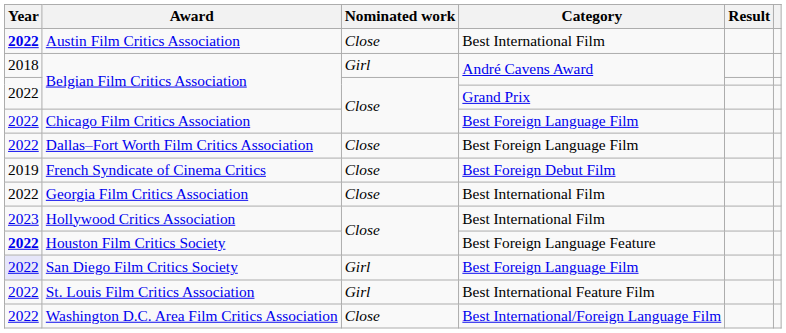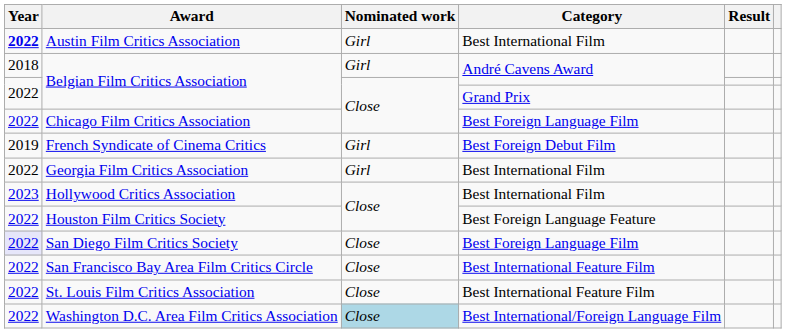(362, 41) Close -> (358, 41) Girl
- row: (179, 145)
(362, 169) Close -> (358, 145) Girl
(362, 194) Close -> (358, 169) Girl
(23, 242) bold -> (23, 218) normal
(358, 267) Girl -> (362, 242) Close
+ row: (179, 267)
(358, 291) Girl -> (362, 291) Close
(362, 316) no background -> (362, 316) lightblue background
